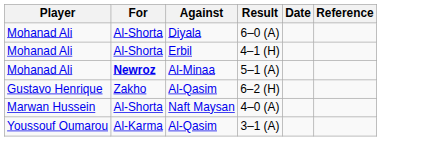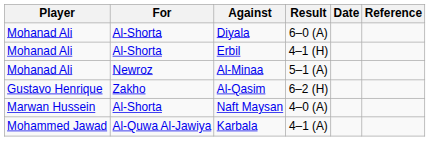(135, 70) bold -> (133, 70) normal
- row: (260, 126)
+ row: (308, 126)
